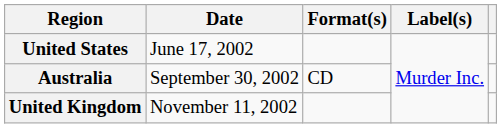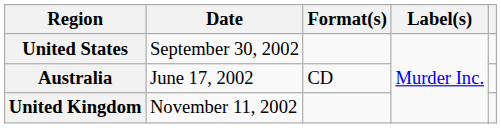(202, 48) June 17, 2002 -> (224, 48) September 30, 2002
(224, 78) September 30, 2002 -> (202, 78) June 17, 2002
